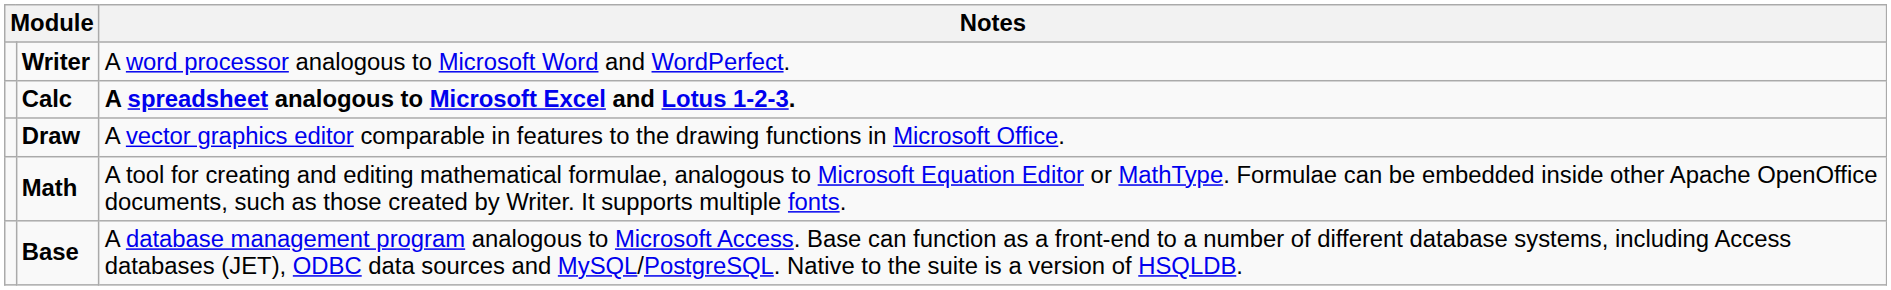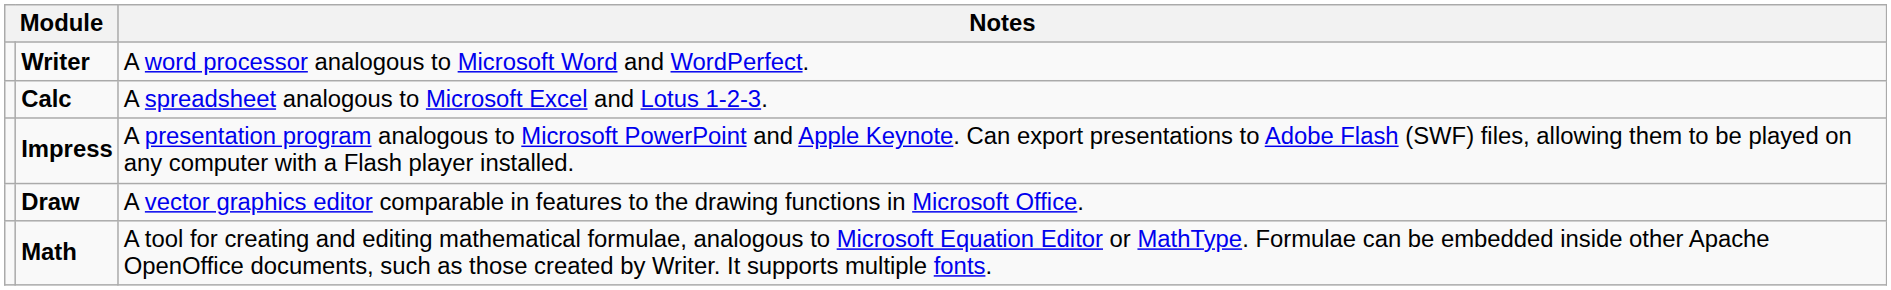(450, 99) bold -> (446, 99) normal
+ row: (67, 150)
- row: (50, 252)
